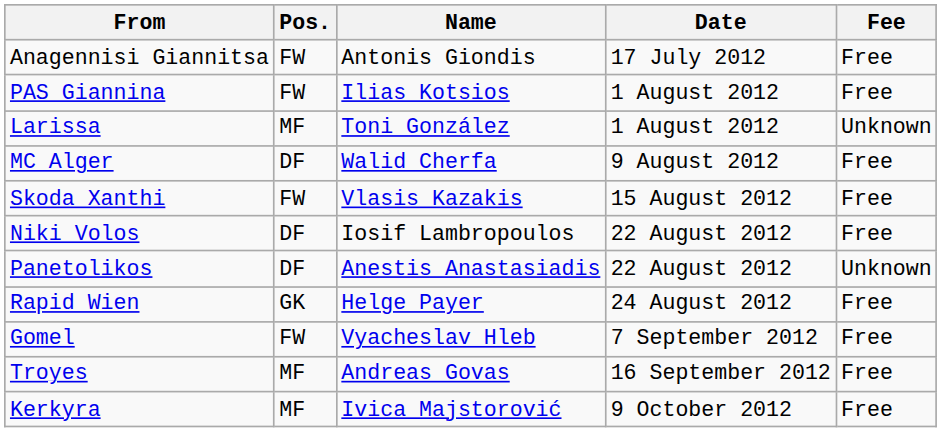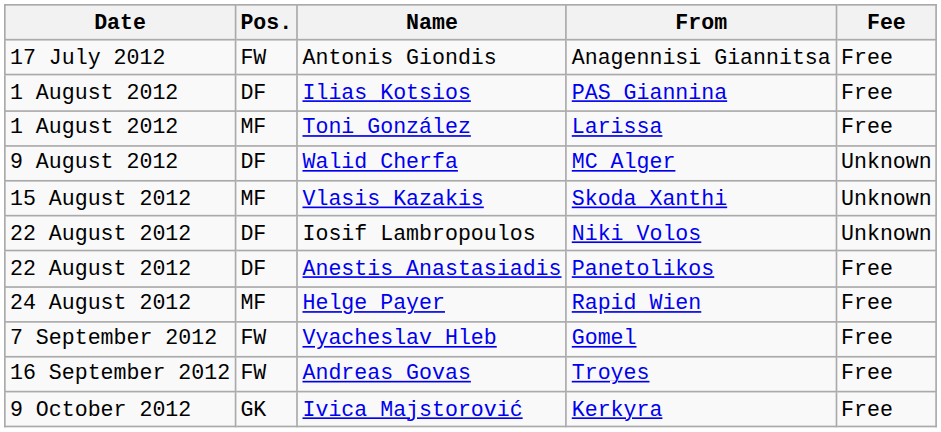columns swapped: (721, 22) <-> (139, 22)
(292, 93) FW -> (253, 93) DF
(886, 128) Unknown -> (867, 128) Free
(867, 163) Free -> (886, 163) Unknown
(292, 198) FW -> (253, 198) MF
(867, 198) Free -> (886, 198) Unknown
(867, 233) Free -> (886, 233) Unknown
(886, 269) Unknown -> (867, 269) Free
(292, 304) GK -> (253, 304) MF
(292, 374) MF -> (253, 374) FW
(292, 409) MF -> (253, 409) GK
